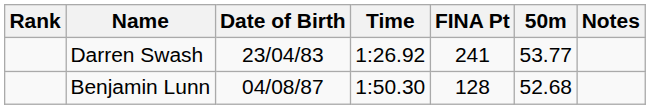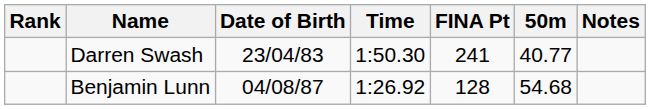(390, 54) 1:26.92 -> (390, 54) 1:50.30
(546, 54) 53.77 -> (546, 54) 40.77
(390, 87) 1:50.30 -> (390, 87) 1:26.92
(546, 87) 52.68 -> (546, 87) 54.68
